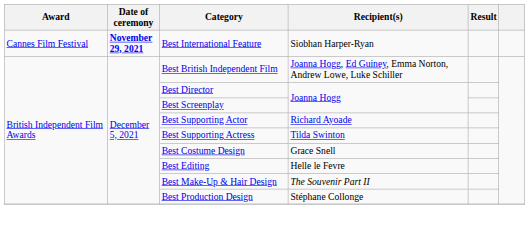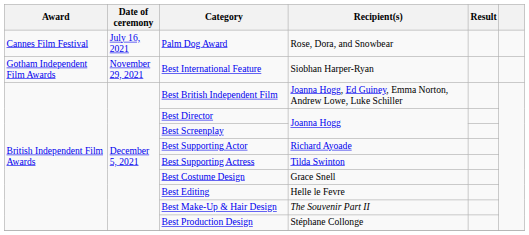+ row: (195, 43)
(47, 43) Cannes Film Festival -> (47, 69) Gotham Independent Film Awards
(131, 43) bold -> (130, 69) normal
